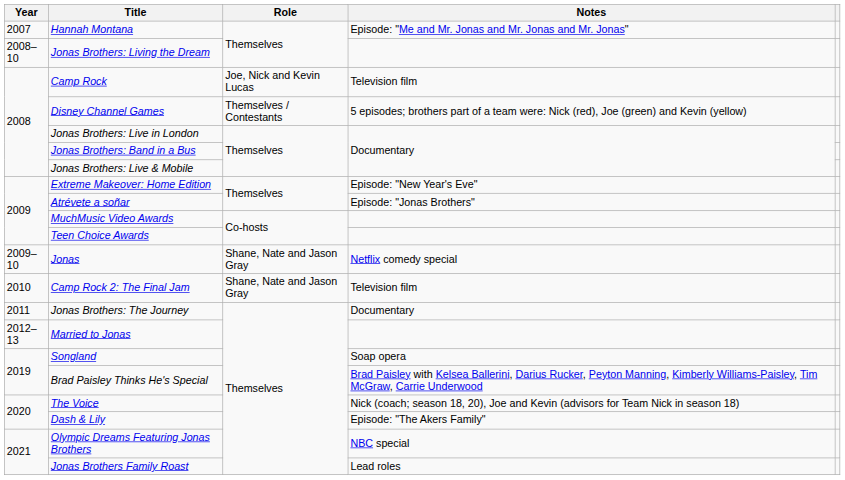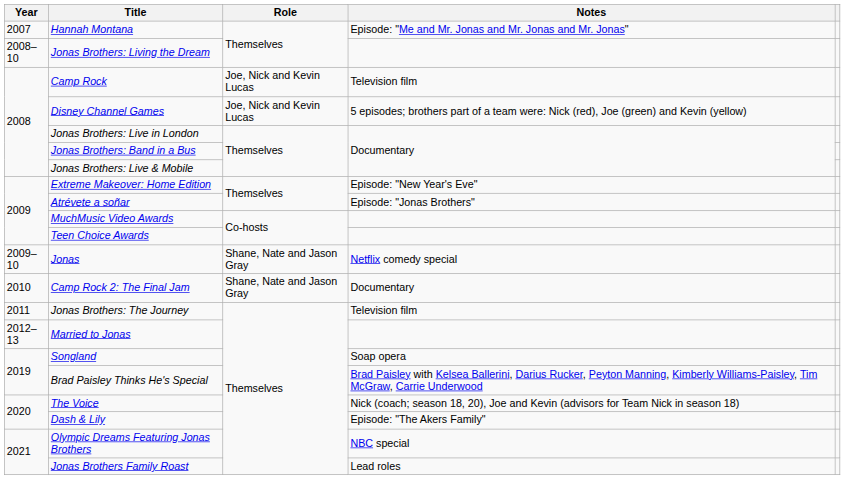(257, 111) Themselves / Contestants -> (273, 111) Joe, Nick and Kevin Lucas
(384, 288) Television film -> (382, 288) Documentary
(382, 311) Documentary -> (384, 311) Television film
